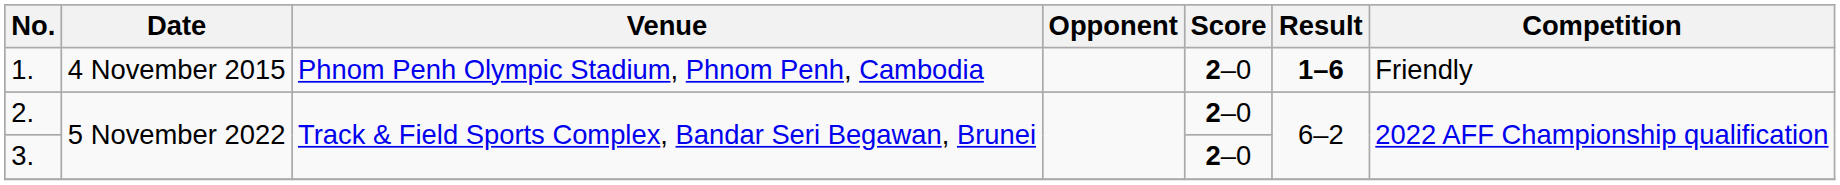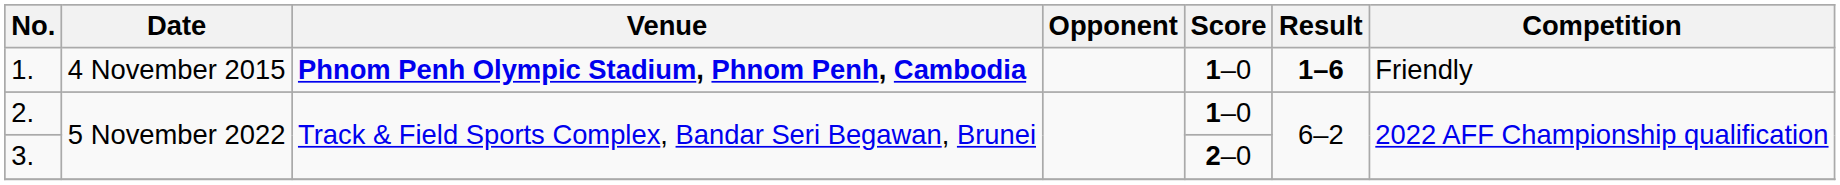(641, 69) normal -> (662, 69) bold
(1228, 69) 2–0 -> (1228, 69) 1–0
(1228, 112) 2–0 -> (1228, 112) 1–0
